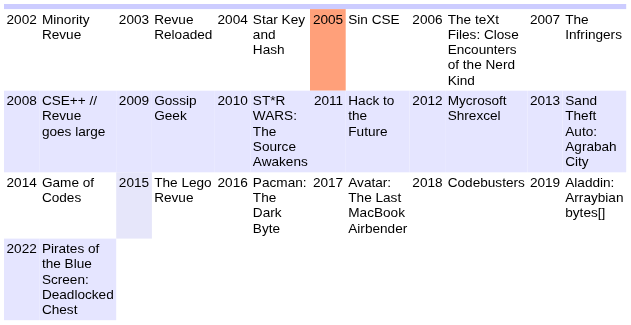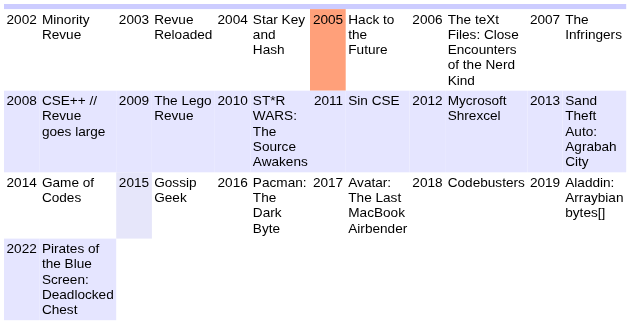(374, 19) Sin CSE -> (371, 34) Hack to the Future
(175, 108) Gossip Geek -> (183, 108) The Lego Revue
(371, 116) Hack to the Future -> (374, 100) Sin CSE
(183, 190) The Lego Revue -> (175, 190) Gossip Geek
